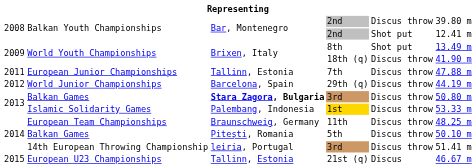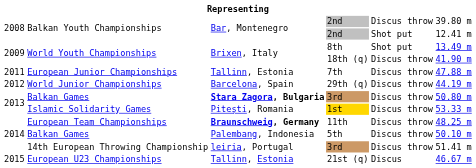(262, 109) Palembang, Indonesia -> (252, 109) Pitești, Romania
(265, 122) normal -> (265, 122) bold
(252, 134) Pitești, Romania -> (262, 134) Palembang, Indonesia
